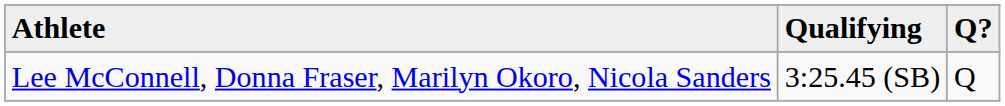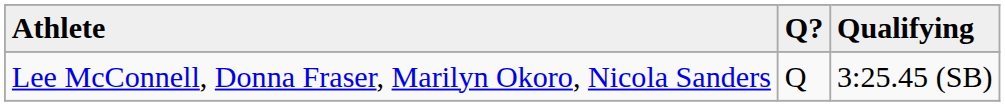columns swapped: (853, 28) <-> (973, 28)
